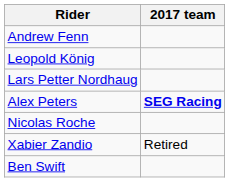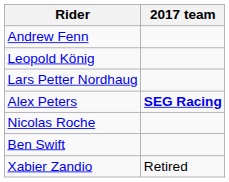rows swapped: (36, 166) <-> (50, 144)
